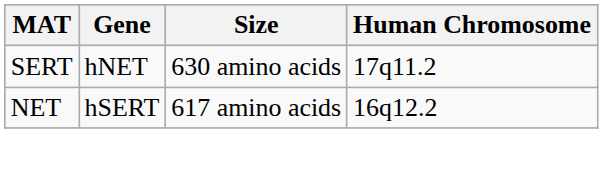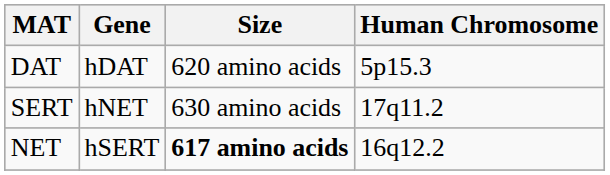+ row: (36, 66)
(256, 107) normal -> (260, 148) bold
